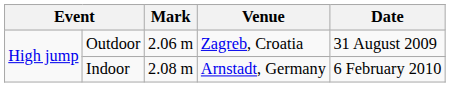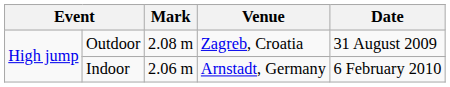(171, 43) 2.06 m -> (171, 43) 2.08 m
(171, 69) 2.08 m -> (171, 69) 2.06 m
